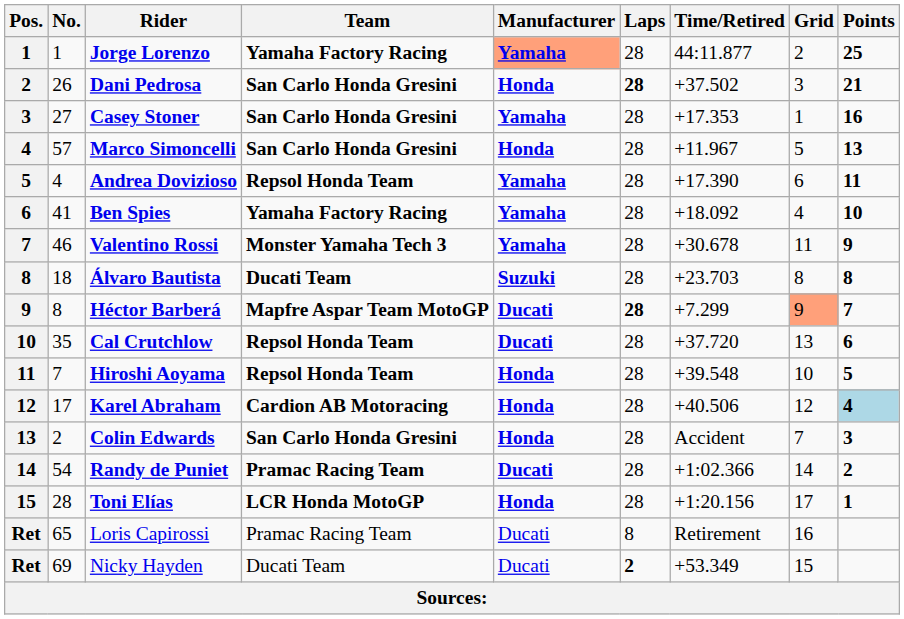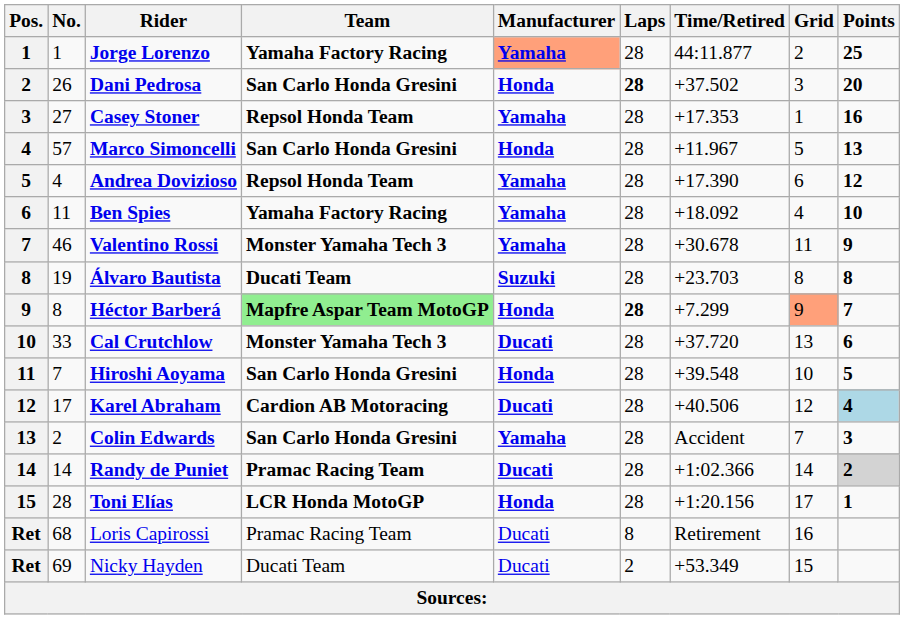(853, 84) 21 -> (853, 84) 20
(351, 116) San Carlo Honda Gresini -> (330, 116) Repsol Honda Team
(852, 181) 11 -> (853, 181) 12
(62, 213) 41 -> (62, 213) 11
(62, 277) 18 -> (62, 277) 19
(367, 309) no background -> (367, 309) lightgreen background
(525, 309) Ducati -> (526, 309) Honda
(62, 341) 35 -> (62, 341) 33
(330, 341) Repsol Honda Team -> (346, 341) Monster Yamaha Tech 3
(330, 373) Repsol Honda Team -> (351, 373) San Carlo Honda Gresini
(526, 405) Honda -> (525, 405) Ducati
(526, 437) Honda -> (532, 437) Yamaha
(62, 469) 54 -> (62, 469) 14
(848, 469) no background -> (848, 469) lightgrey background
(62, 534) 65 -> (62, 534) 68
(629, 566) bold -> (629, 566) normal
